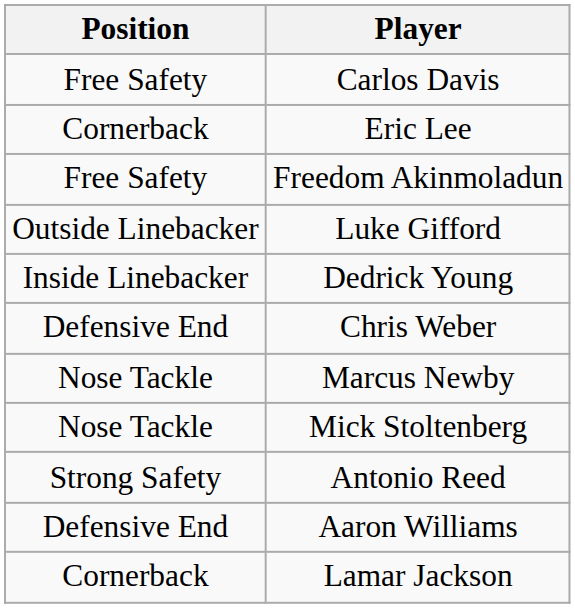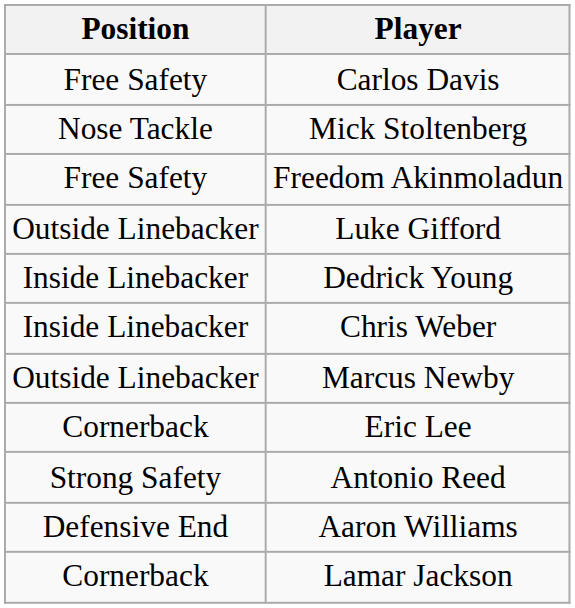rows swapped: (418, 427) <-> (418, 128)
(135, 327) Defensive End -> (135, 327) Inside Linebacker
(135, 377) Nose Tackle -> (135, 377) Outside Linebacker
